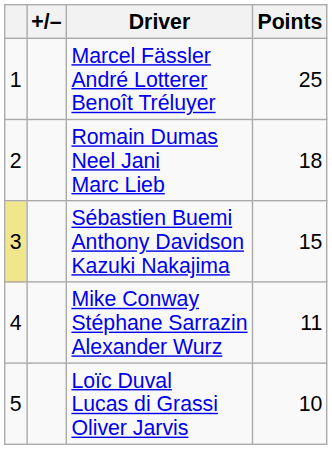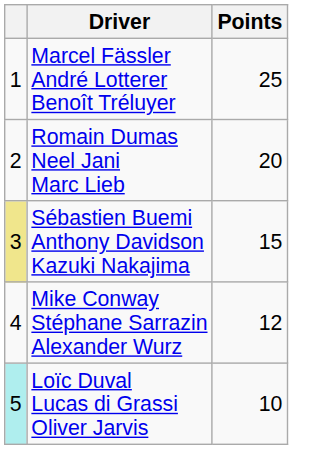- column: (46, 22)
(311, 161) 18 -> (271, 161) 20
(311, 323) 11 -> (271, 323) 12
(16, 404) no background -> (16, 404) paleturquoise background
